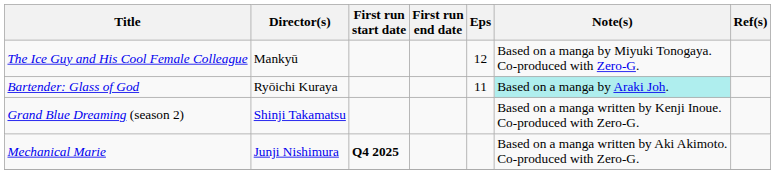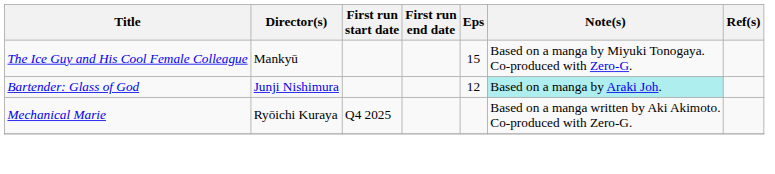(480, 58) 12 -> (473, 58) 15
(296, 87) Ryōichi Kuraya -> (296, 87) Junji Nishimura
(480, 87) 11 -> (473, 87) 12
- row: (96, 115)
(296, 151) Junji Nishimura -> (296, 115) Ryōichi Kuraya
(375, 151) bold -> (368, 115) normal
